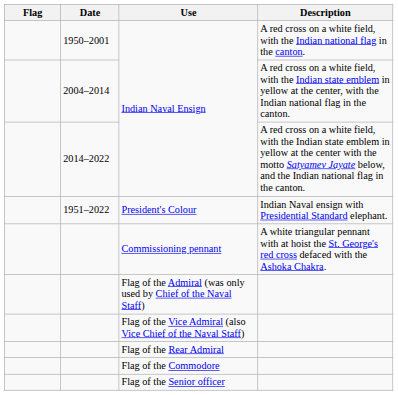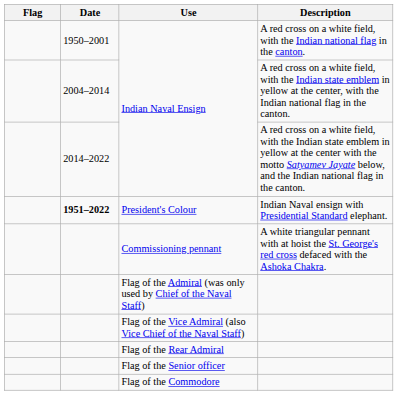(86, 210) normal -> (86, 210) bold
rows swapped: (171, 366) <-> (173, 382)
